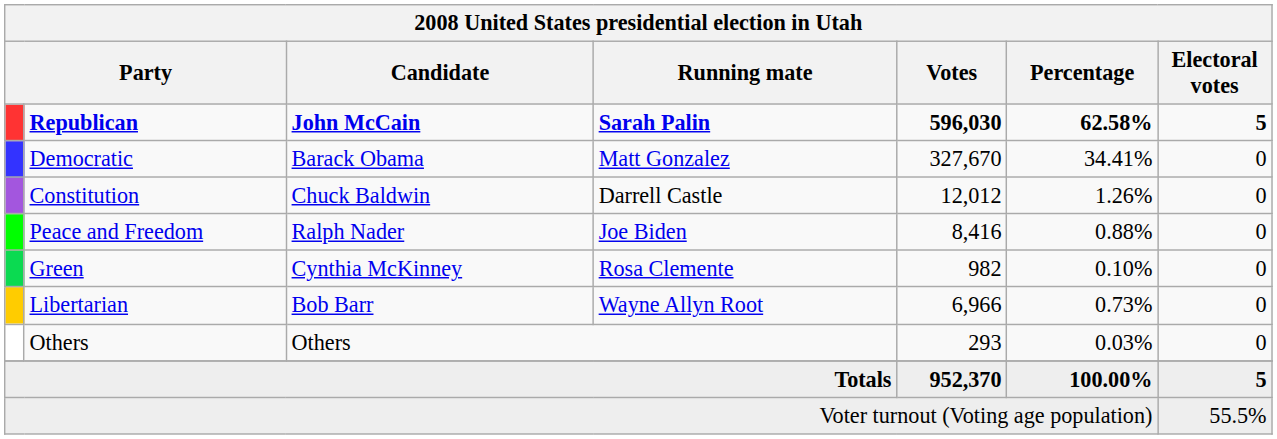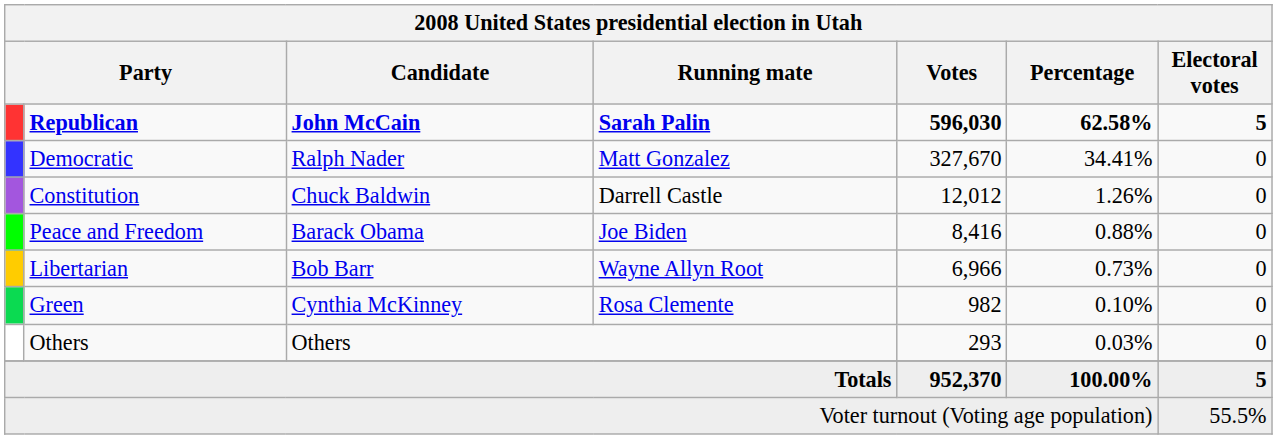(358, 159) Barack Obama -> (348, 159) Ralph Nader
(348, 232) Ralph Nader -> (358, 232) Barack Obama
rows swapped: (79, 305) <-> (57, 268)
